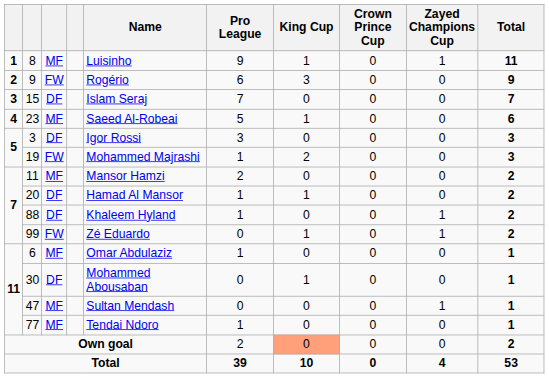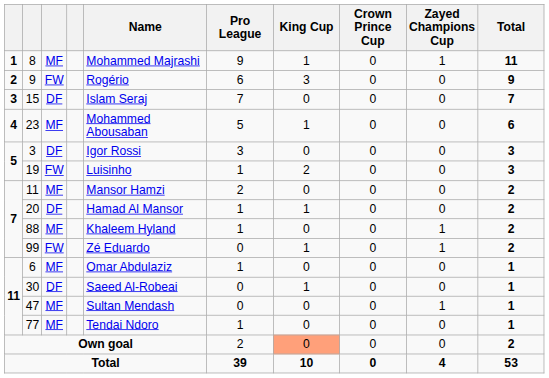(109, 60) Luisinho -> (143, 60) Mohammed Majrashi
(132, 118) Saeed Al-Robeai -> (118, 125) Mohammed Abousaban
(143, 157) Mohammed Majrashi -> (109, 170) Luisinho
(54, 215) DF -> (54, 228) MF
(118, 279) Mohammed Abousaban -> (132, 286) Saeed Al-Robeai
